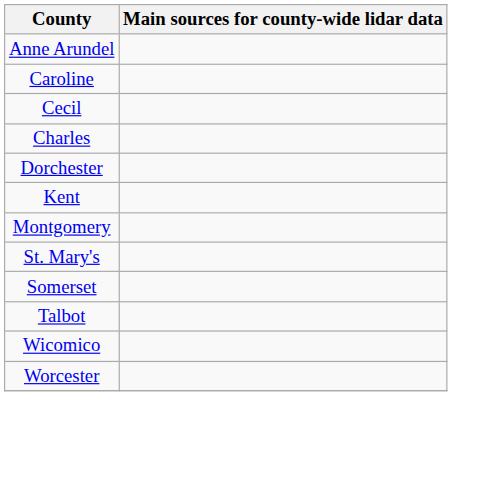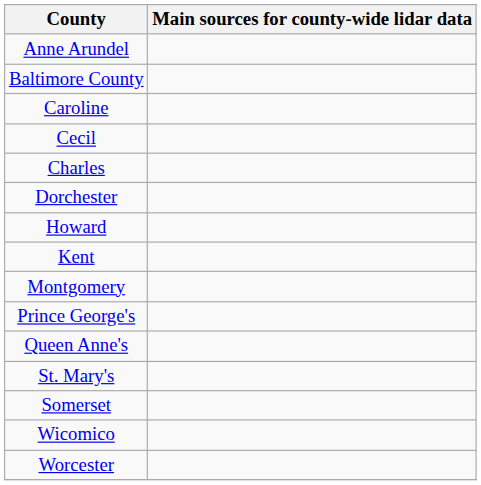+ row: (76, 78)
+ row: (76, 227)
+ row: (76, 316)
+ row: (76, 345)
- row: (62, 316)
